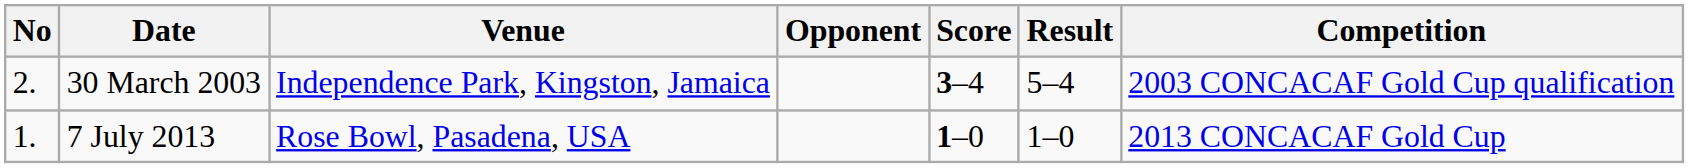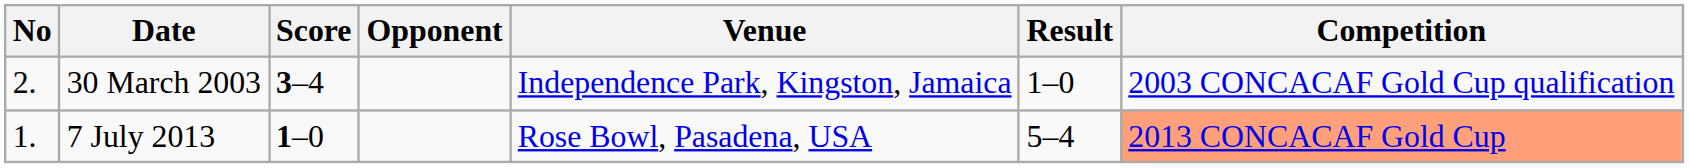columns swapped: (523, 30) <-> (974, 30)
(1050, 82) 5–4 -> (1050, 82) 1–0
(1050, 135) 1–0 -> (1050, 135) 5–4
(1317, 135) no background -> (1317, 135) lightsalmon background
